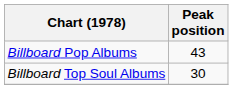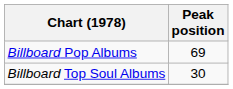(198, 52) 43 -> (198, 52) 69
